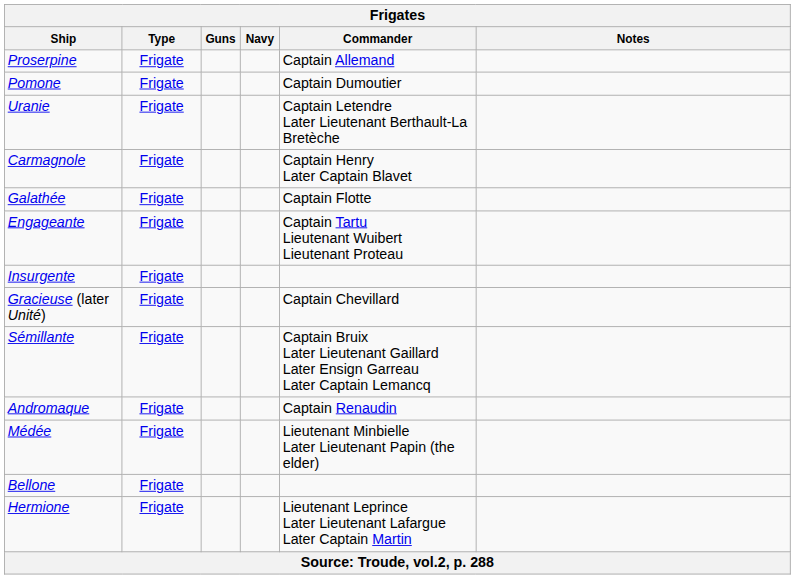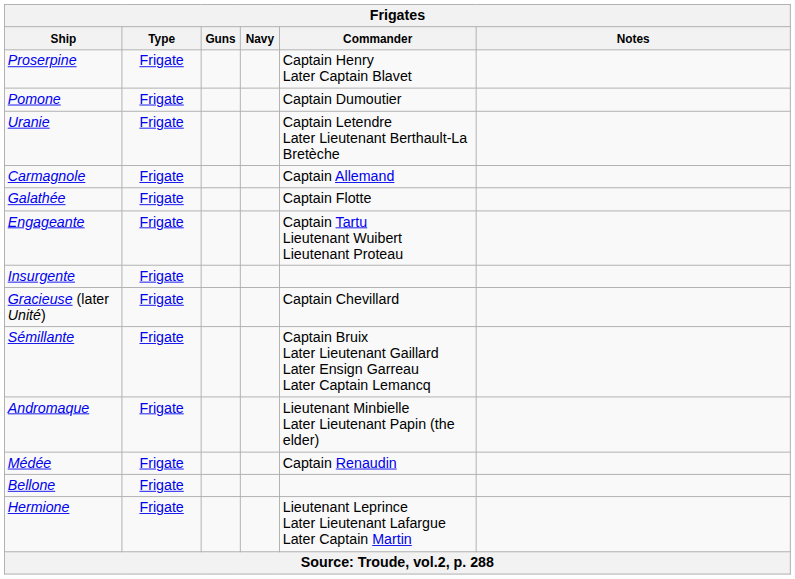(339, 60) Captain Allemand -> (347, 68) Captain Henry Later Captain Blavet
(347, 168) Captain Henry Later Captain Blavet -> (339, 176) Captain Allemand
(340, 408) Captain Renaudin -> (369, 424) Lieutenant Minbielle Later Lieutenant Papin (the elder)
(369, 446) Lieutenant Minbielle Later Lieutenant Papin (the elder) -> (340, 463) Captain Renaudin
